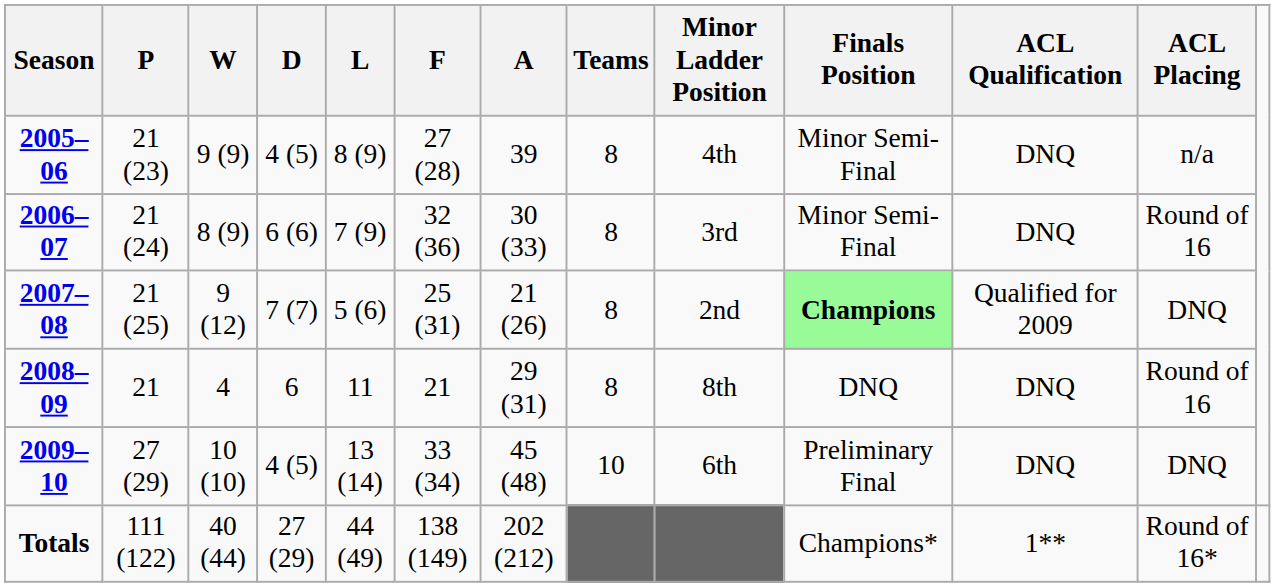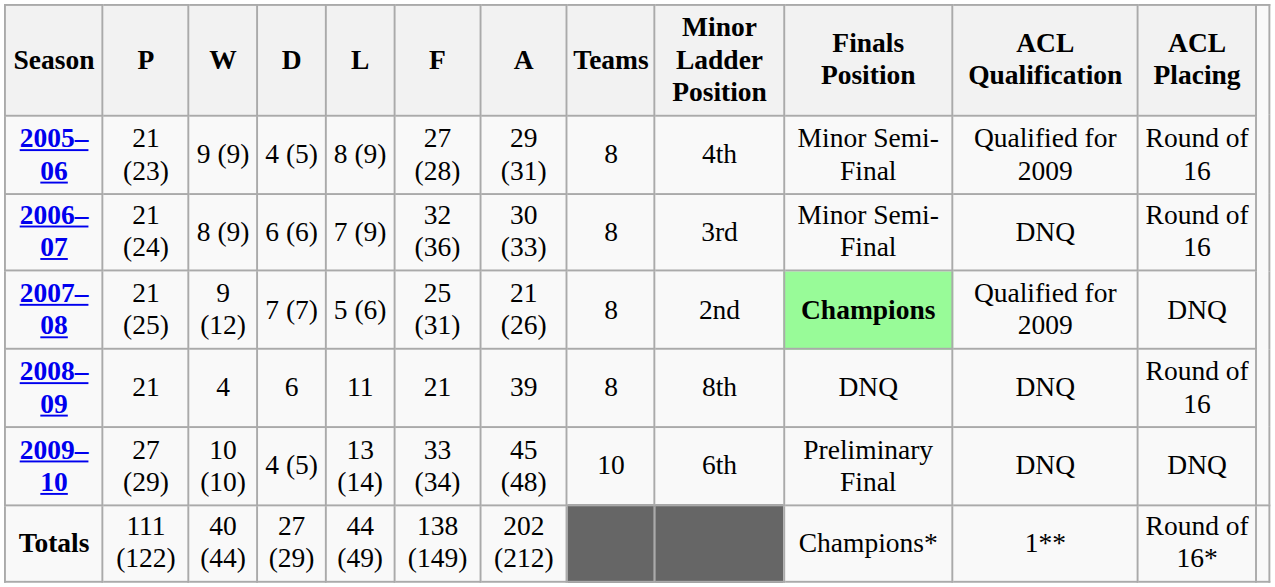(524, 154) 39 -> (524, 154) 29 (31)
(1045, 154) DNQ -> (1045, 154) Qualified for 2009
(1197, 154) n/a -> (1197, 154) Round of 16
(524, 387) 29 (31) -> (524, 387) 39
